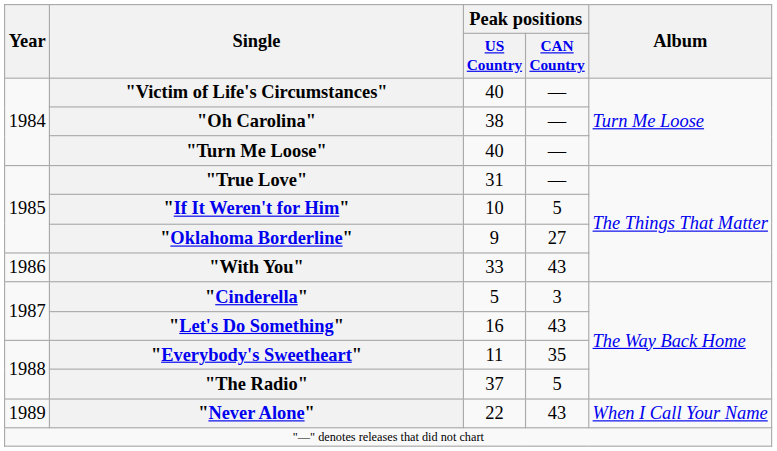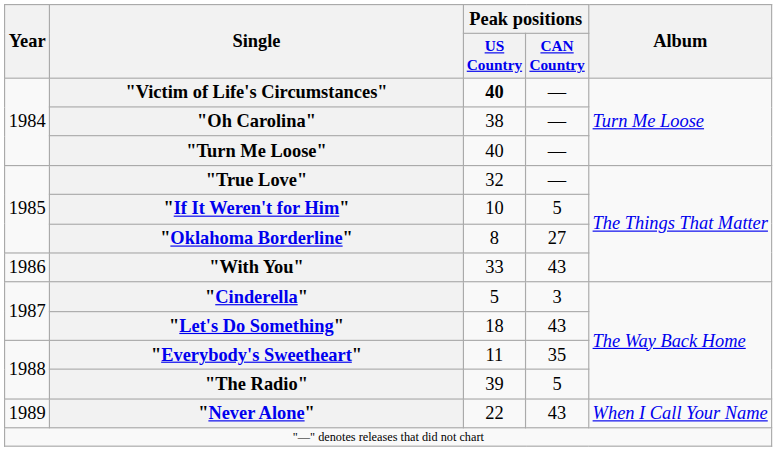(494, 92) normal -> (494, 92) bold
(494, 179) 31 -> (494, 179) 32
(494, 238) 9 -> (494, 238) 8
(494, 325) 16 -> (494, 325) 18
(494, 384) 37 -> (494, 384) 39
